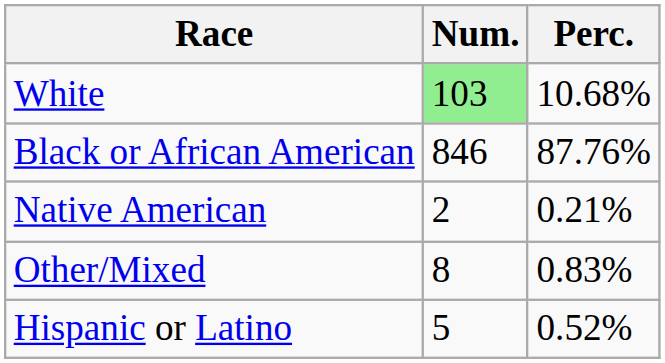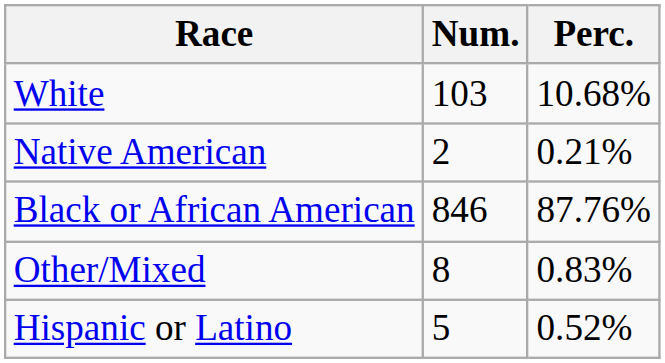(460, 92) lightgreen background -> (460, 92) no background
rows swapped: (214, 151) <-> (140, 210)
